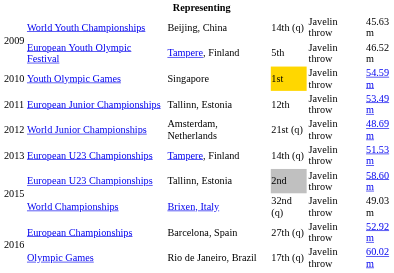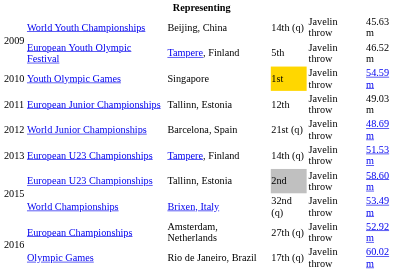(378, 104) 53.49 m -> (378, 104) 49.03 m
(193, 130) Amsterdam, Netherlands -> (202, 130) Barcelona, Spain
(378, 206) 49.03 m -> (378, 206) 53.49 m
(202, 232) Barcelona, Spain -> (193, 232) Amsterdam, Netherlands
